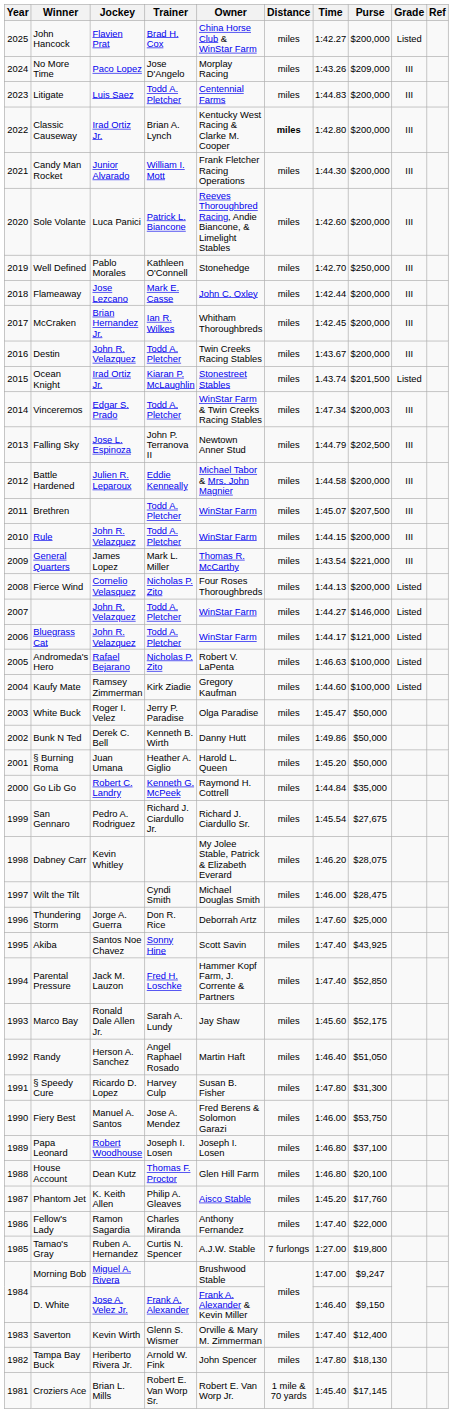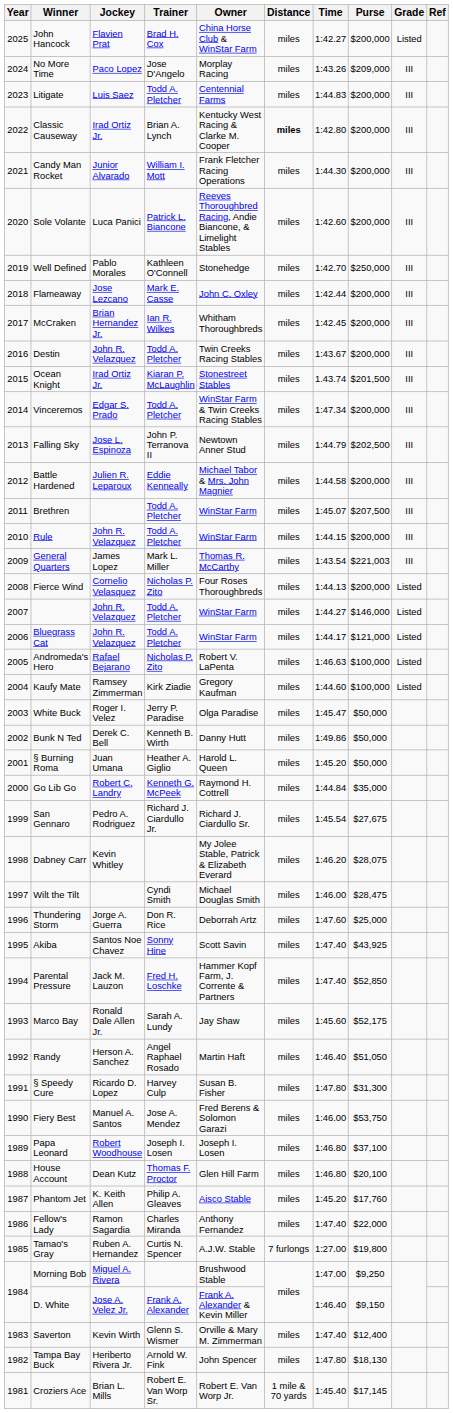(409, 379) Listed -> (409, 379) III
(370, 409) $200,003 -> (370, 409) $200,000
(370, 561) $221,000 -> (370, 561) $221,003
(370, 1274) $9,247 -> (370, 1274) $9,250
